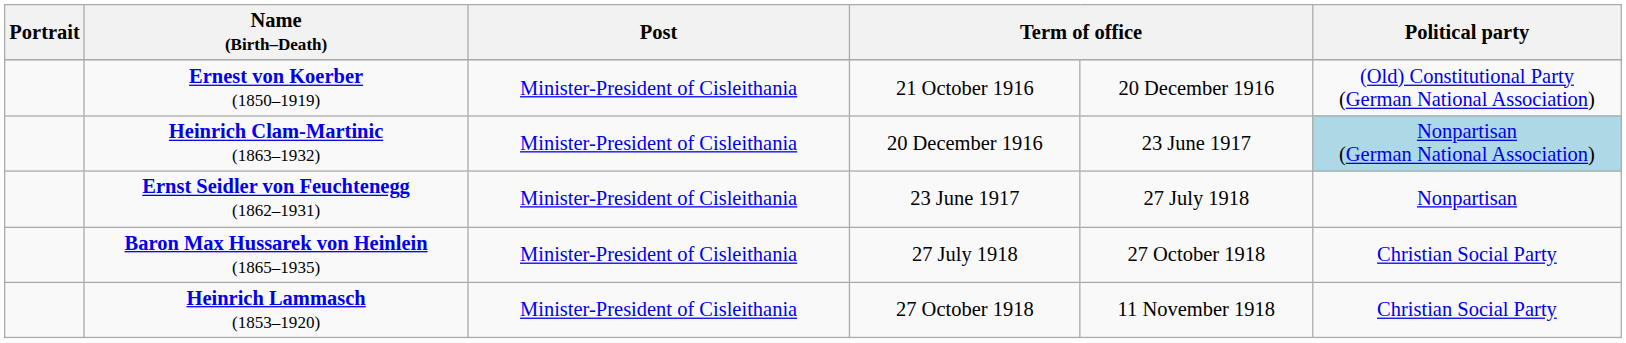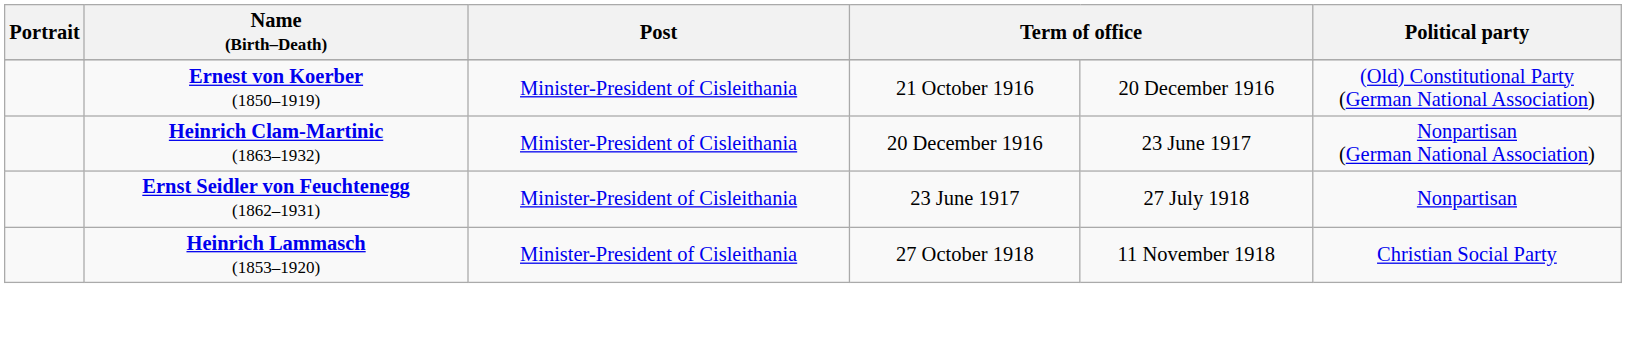(1467, 143) lightblue background -> (1467, 143) no background
- row: (276, 254)
